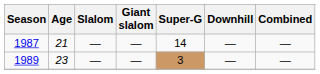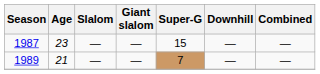(62, 43) 21 -> (62, 43) 23
(180, 43) 14 -> (180, 43) 15
(62, 60) 23 -> (62, 60) 21
(180, 60) 3 -> (180, 60) 7
